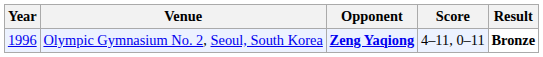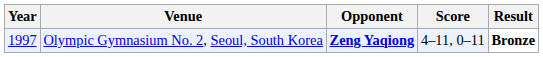(22, 40) 1996 -> (22, 40) 1997
